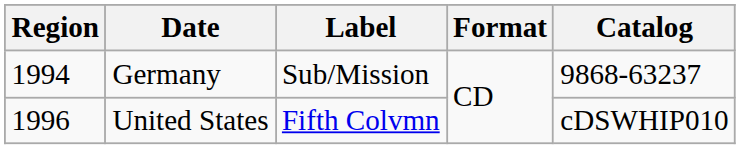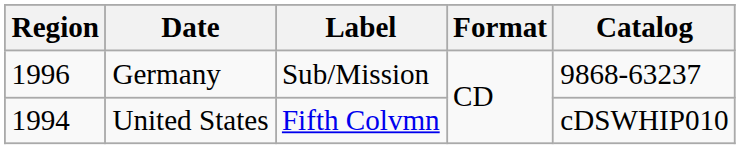(41, 73) 1994 -> (41, 73) 1996
(41, 119) 1996 -> (41, 119) 1994
